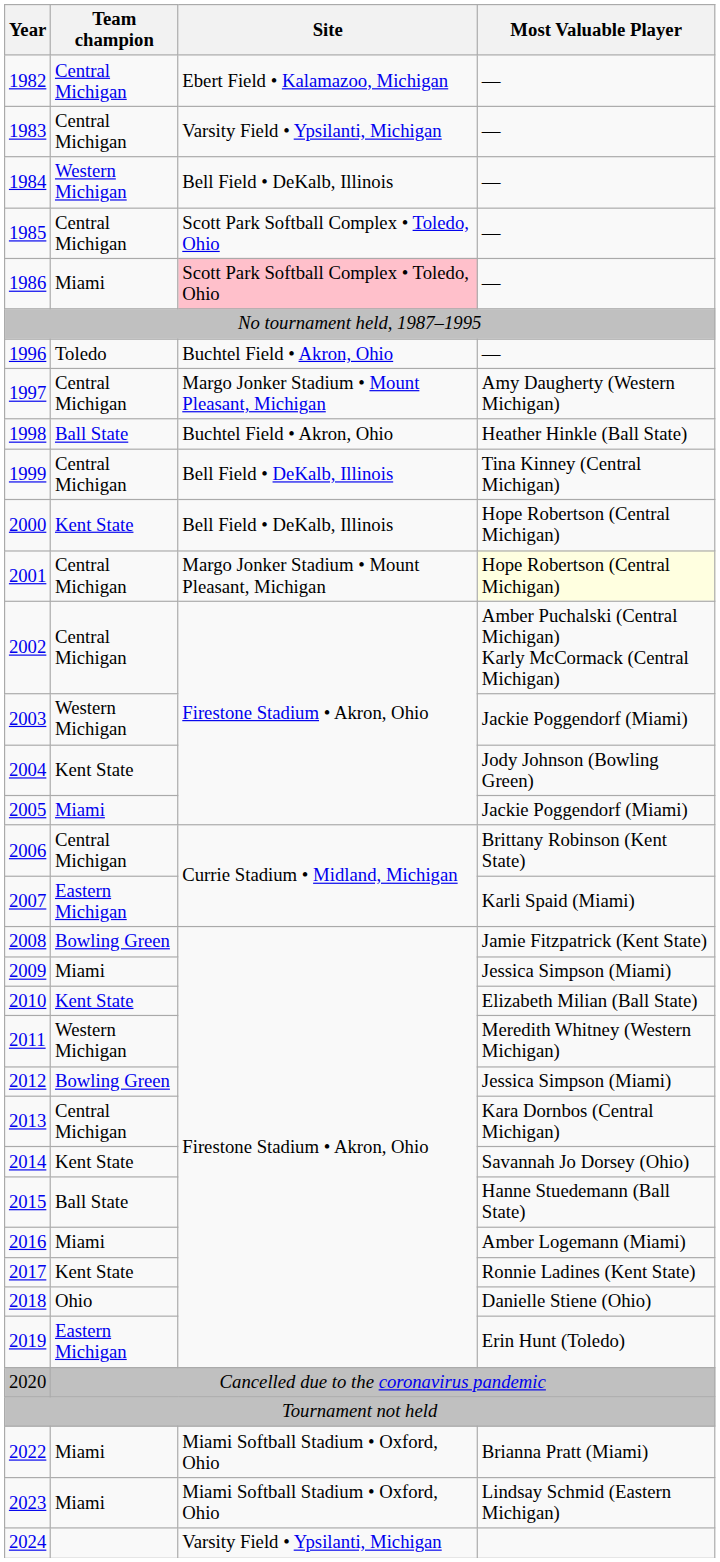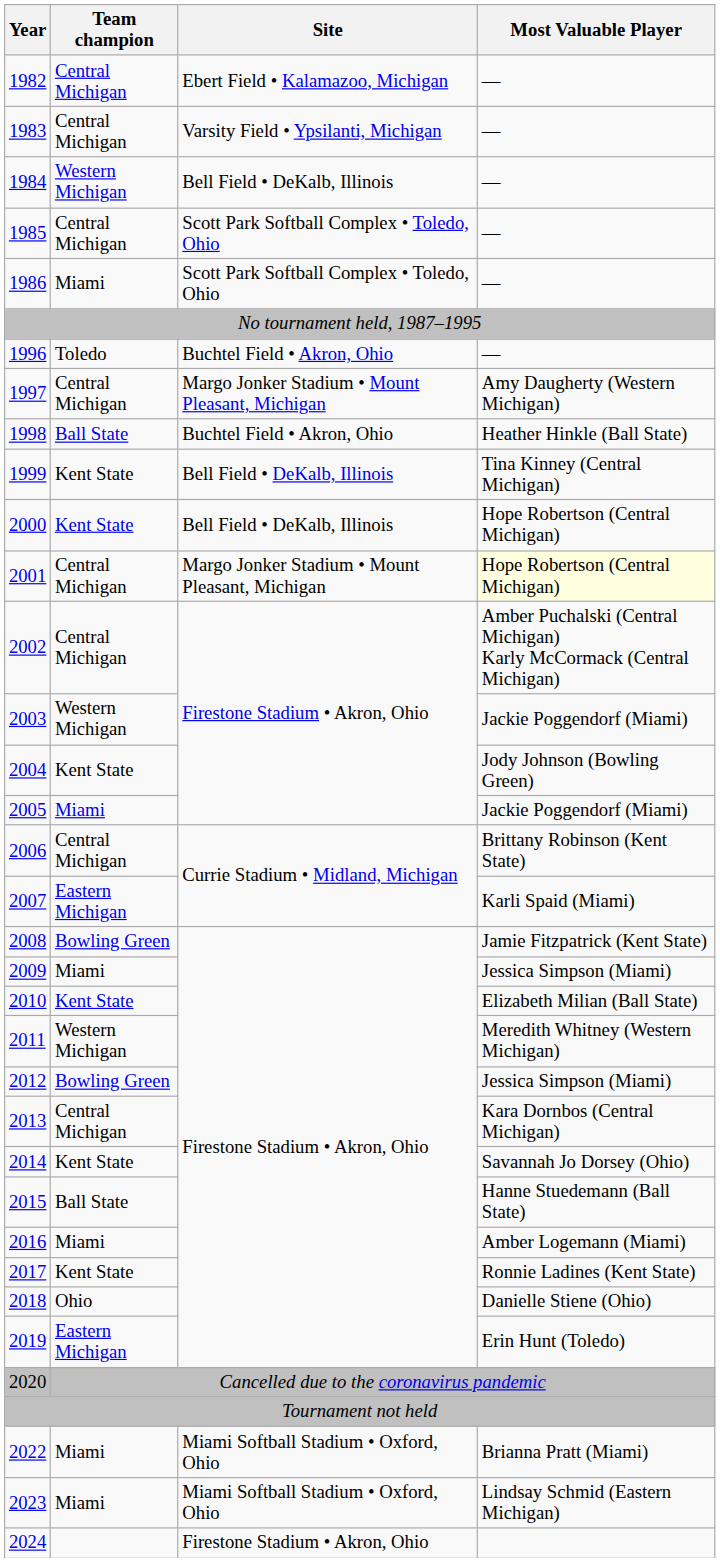(326, 283) pink background -> (326, 283) no background
(91, 474) Central Michigan -> (94, 474) Kent State
(312, 1542) Varsity Field • Ypsilanti, Michigan -> (305, 1542) Firestone Stadium • Akron, Ohio
